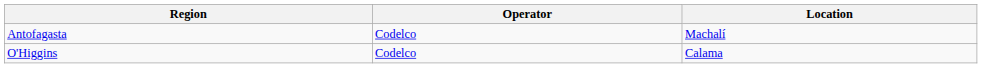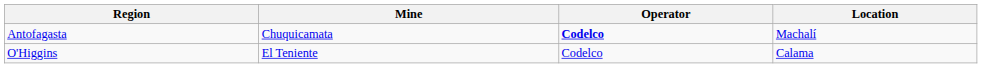+ column: (409, 14)
(396, 33) normal -> (583, 33) bold
